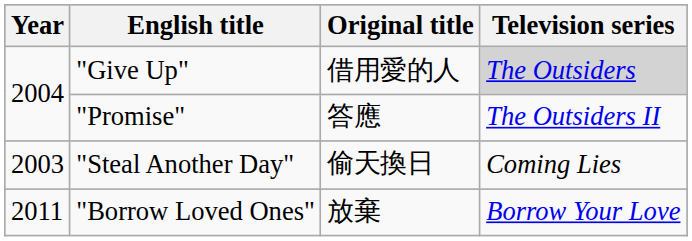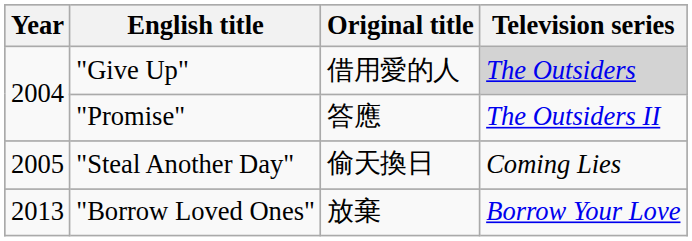(38, 164) 2003 -> (38, 164) 2005
(37, 211) 2011 -> (38, 211) 2013
